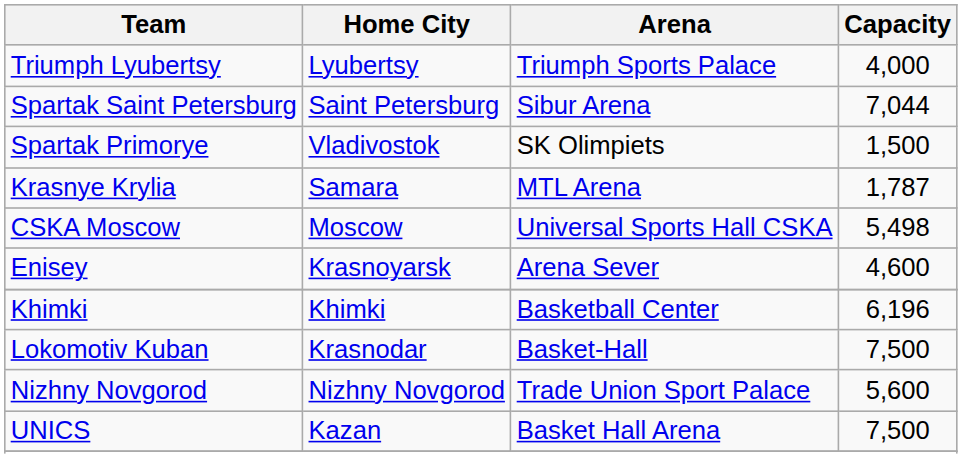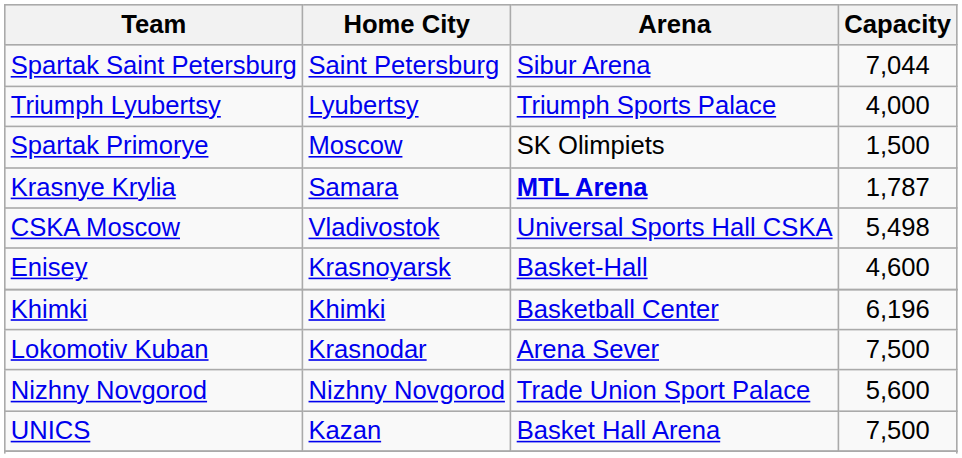rows swapped: (116, 65) <-> (154, 106)
(374, 146) Vladivostok -> (355, 146) Moscow
(579, 187) normal -> (582, 187) bold
(355, 227) Moscow -> (374, 227) Vladivostok
(588, 268) Arena Sever -> (582, 268) Basket-Hall
(582, 349) Basket-Hall -> (588, 349) Arena Sever
